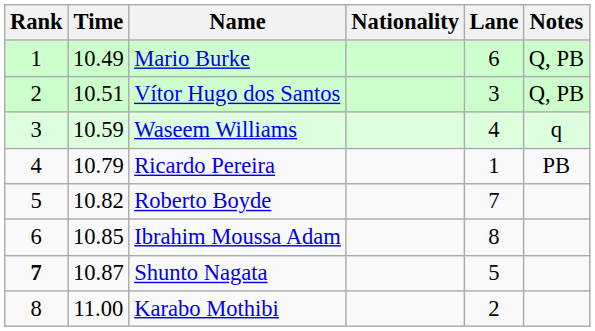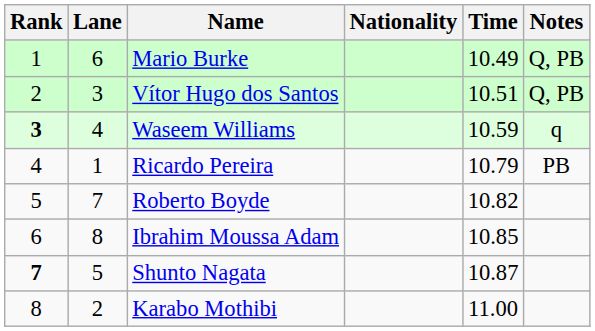columns swapped: (494, 22) <-> (98, 22)
(36, 129) normal -> (36, 129) bold
